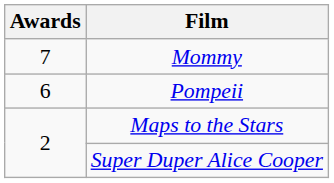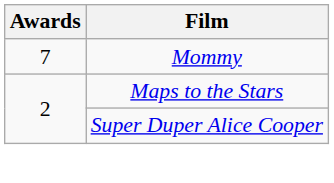- row: (207, 90)
